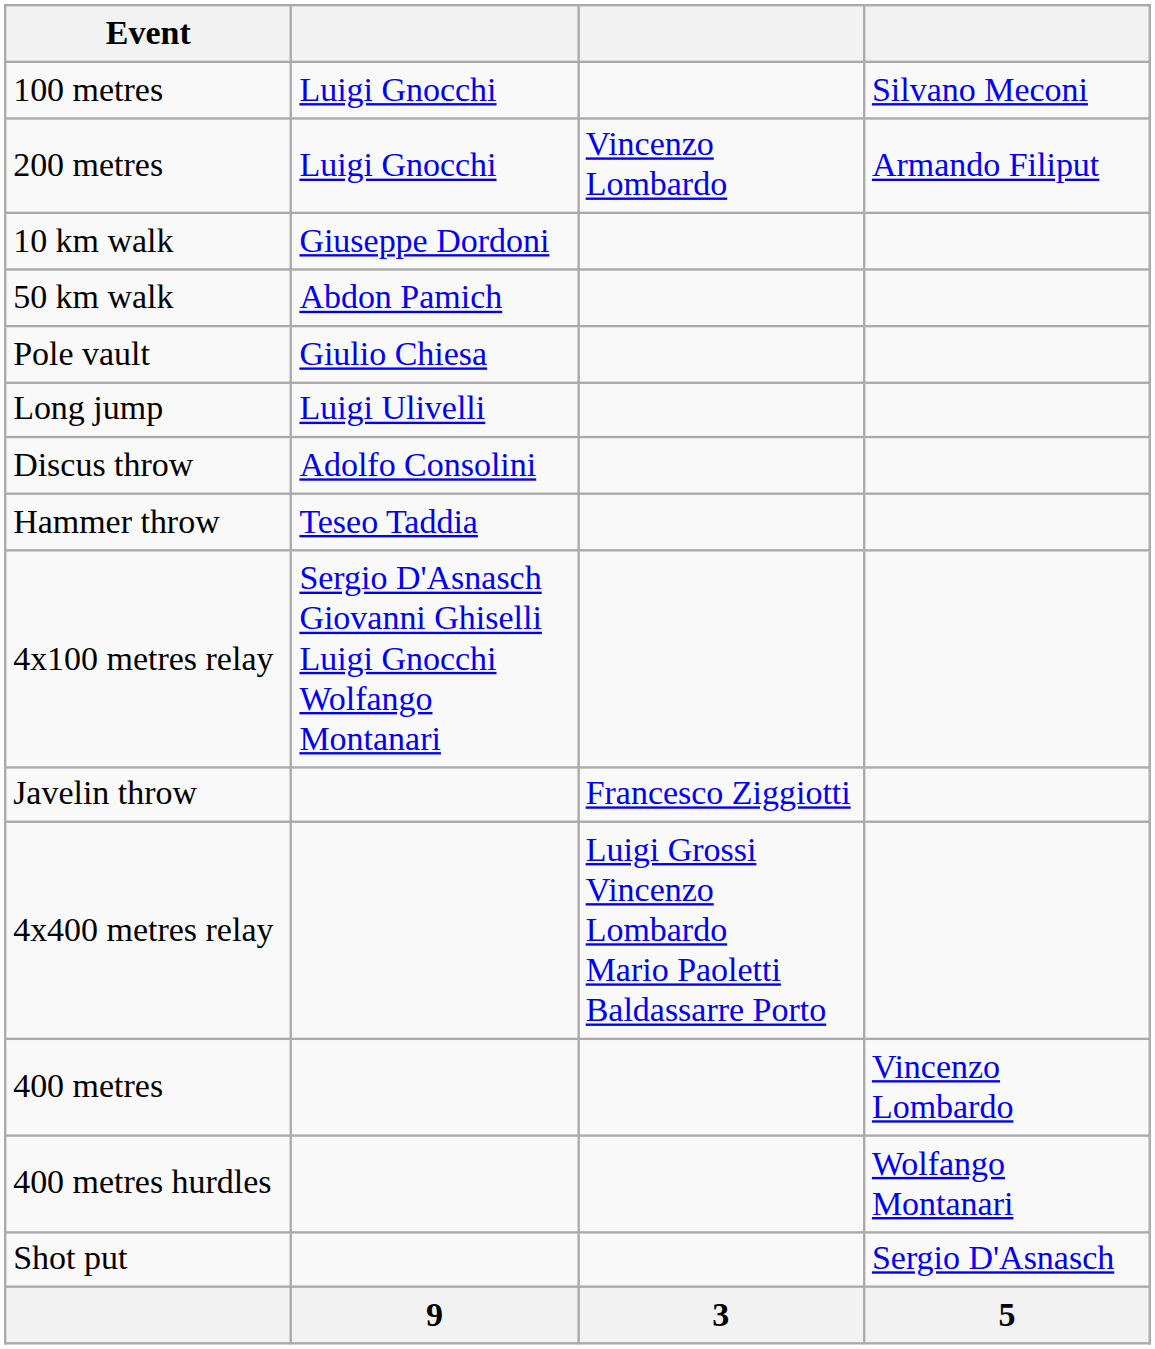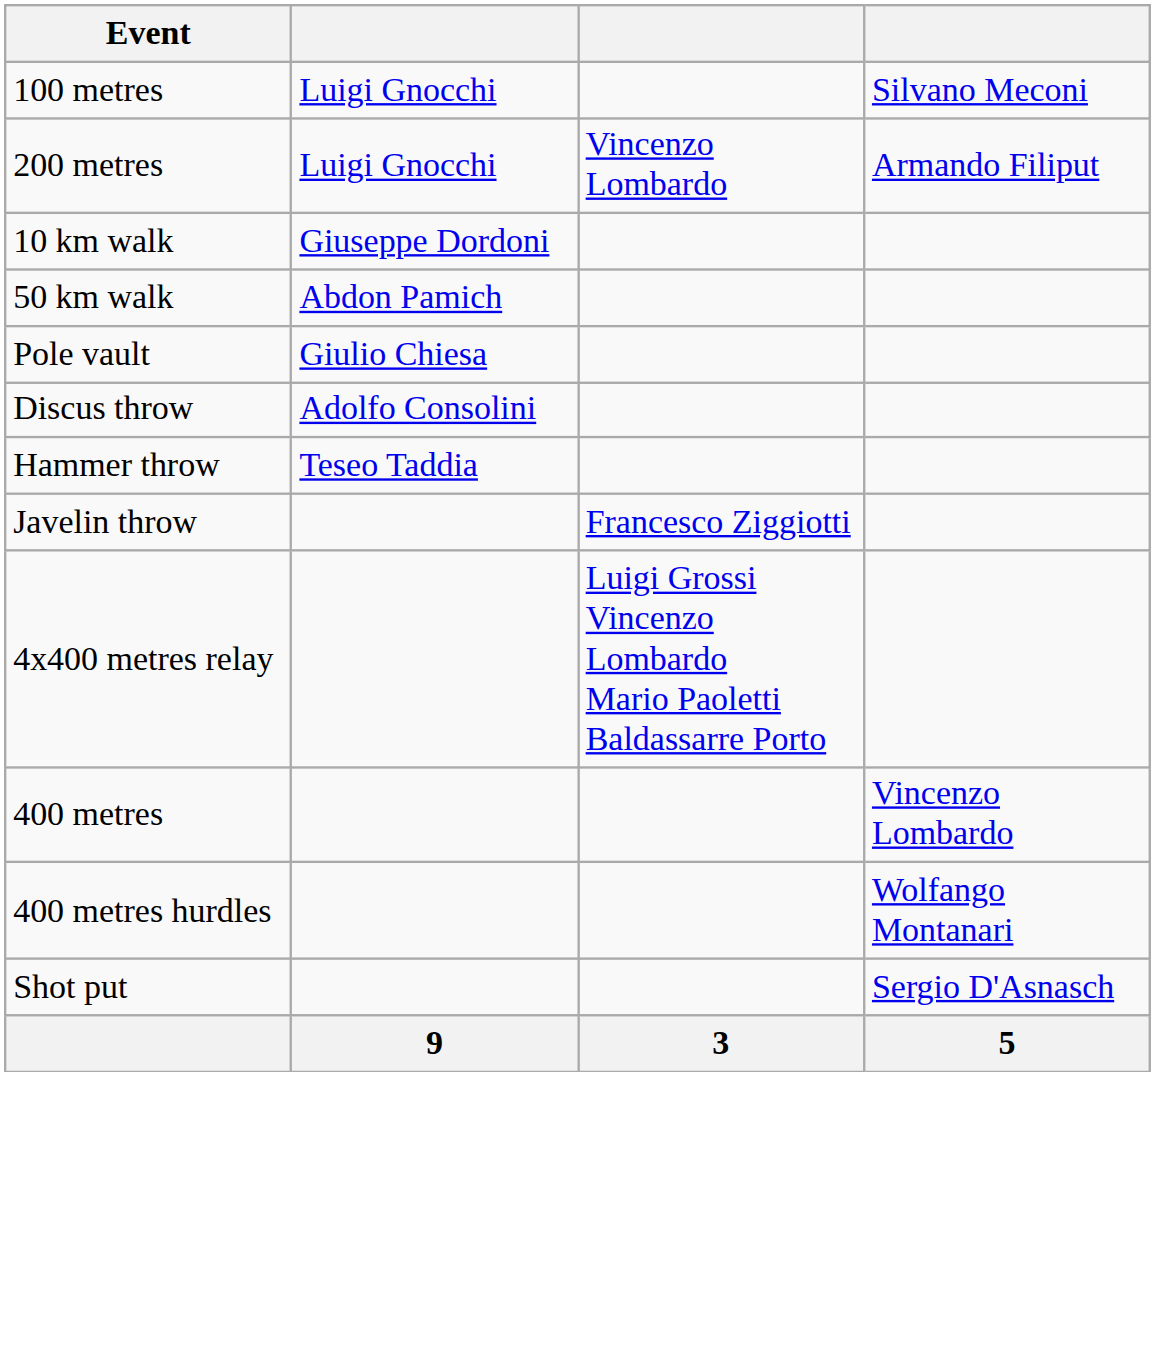- row: (88, 409)
- row: (143, 657)
